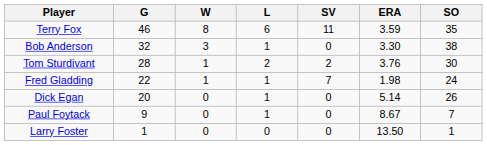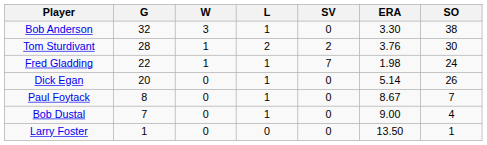- row: (59, 30)
(144, 115) 9 -> (144, 98) 8
+ row: (59, 115)
